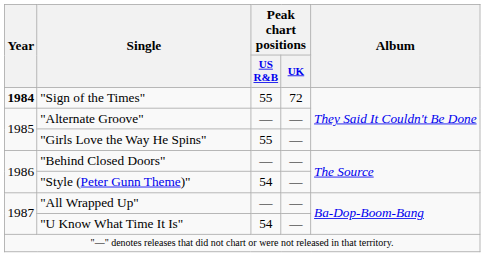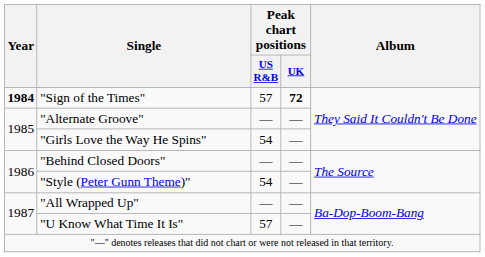(266, 97) 55 -> (266, 97) 57
(296, 97) normal -> (296, 97) bold
(266, 139) 55 -> (266, 139) 54
(266, 224) 54 -> (266, 224) 57
